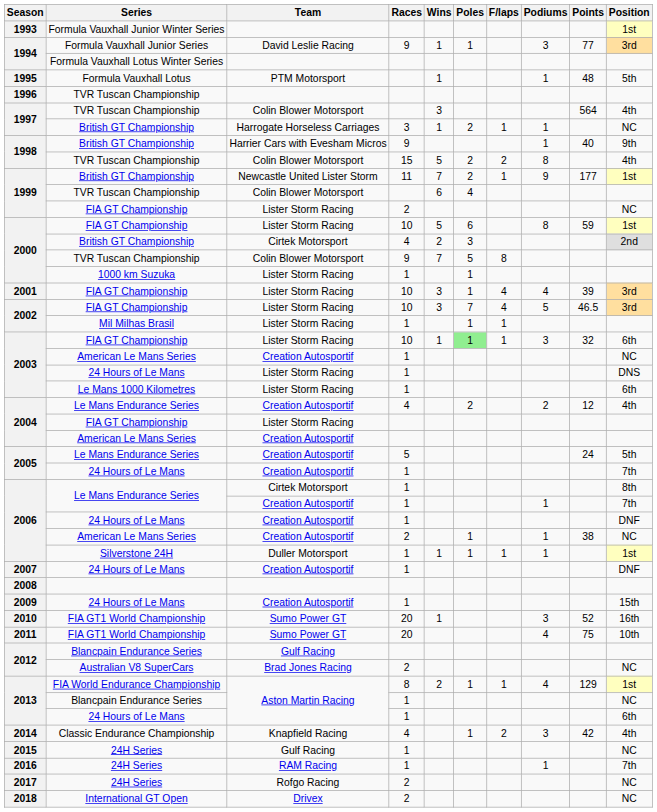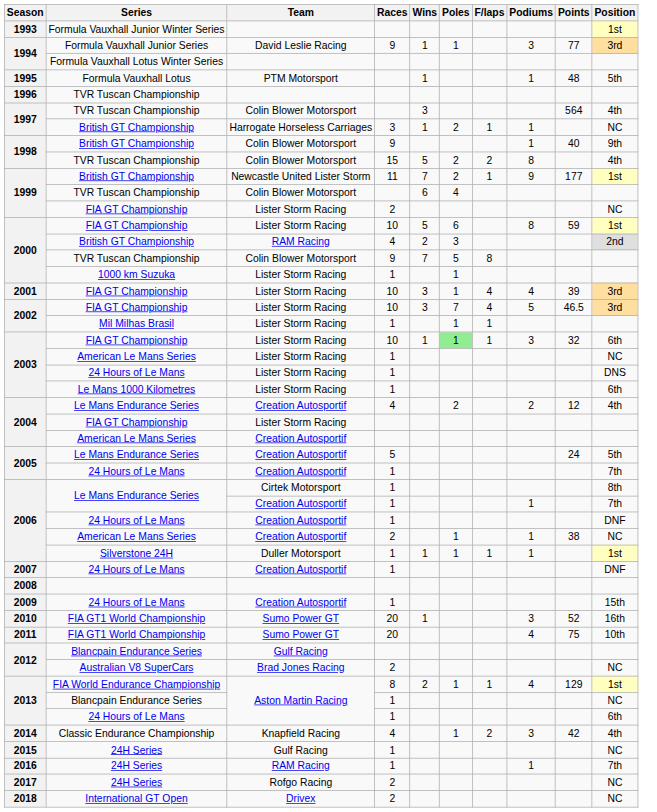(308, 144) Harrier Cars with Evesham Micros -> (301, 144) Colin Blower Motorsport
(308, 242) Cirtek Motorsport -> (301, 242) RAM Racing
(308, 357) Creation Autosportif -> (301, 357) Lister Storm Racing
